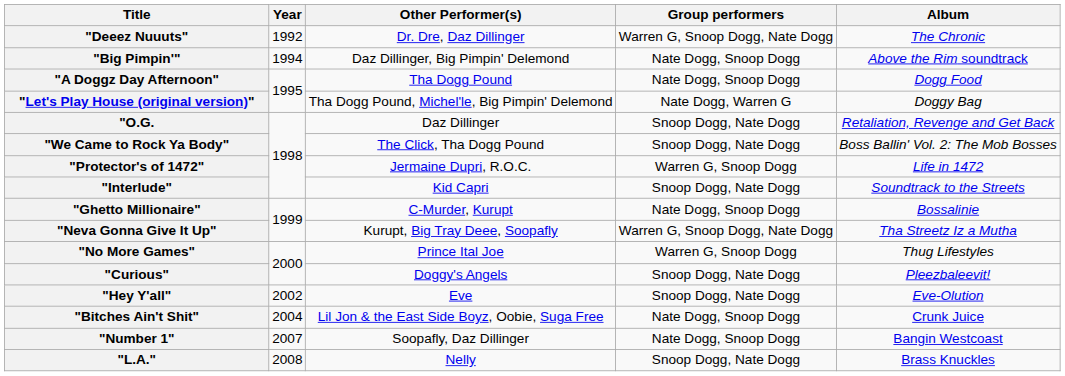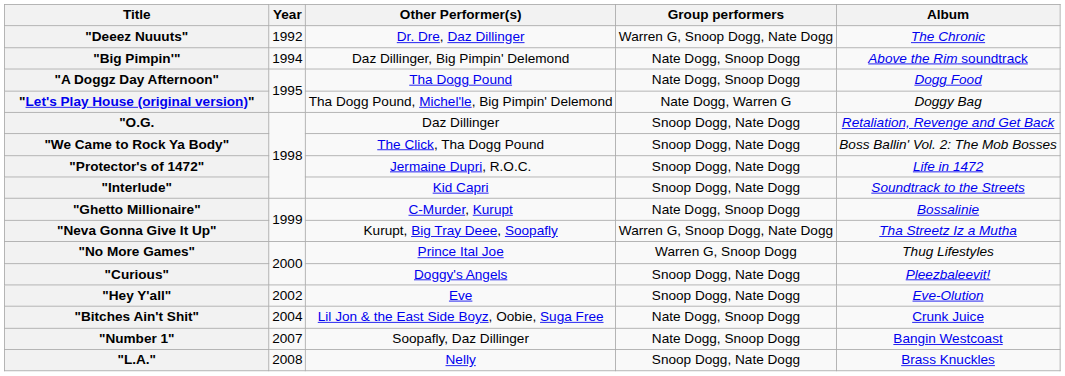(726, 166) Warren G, Snoop Dogg -> (726, 166) Snoop Dogg, Nate Dogg
